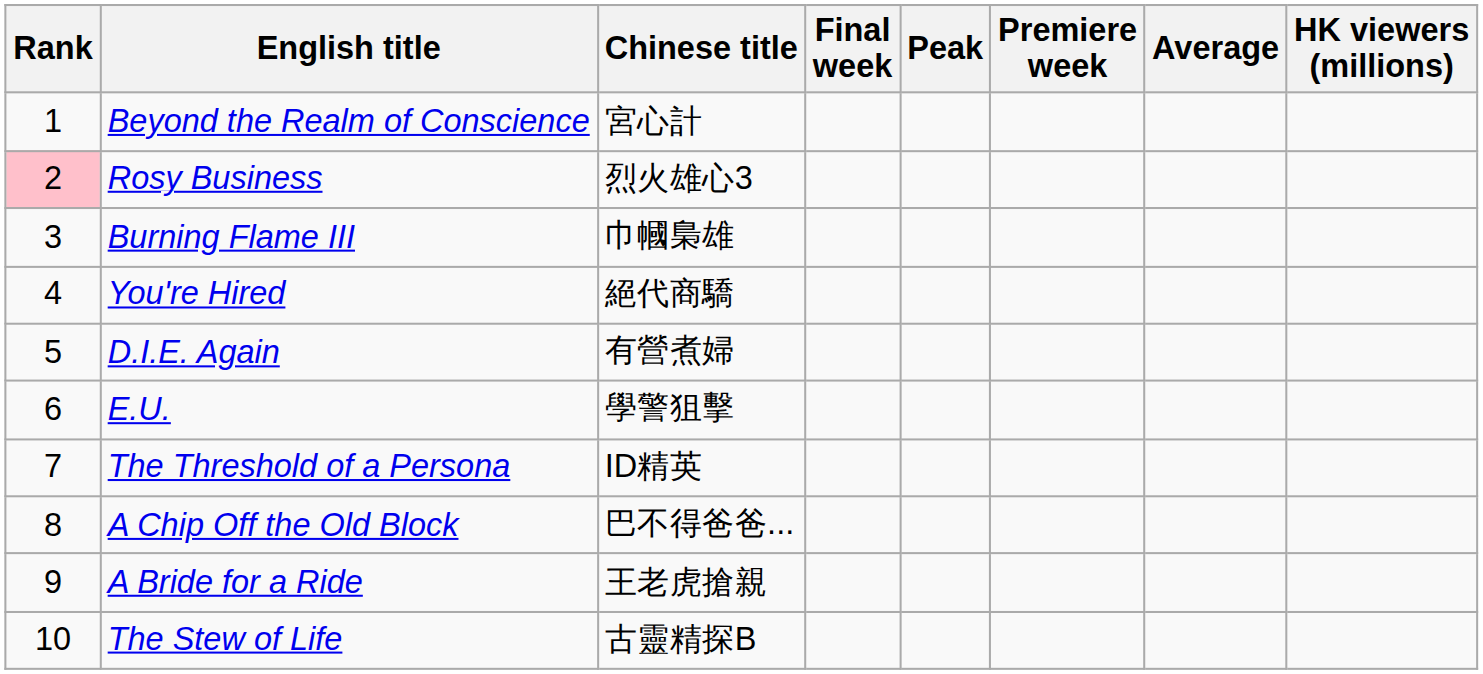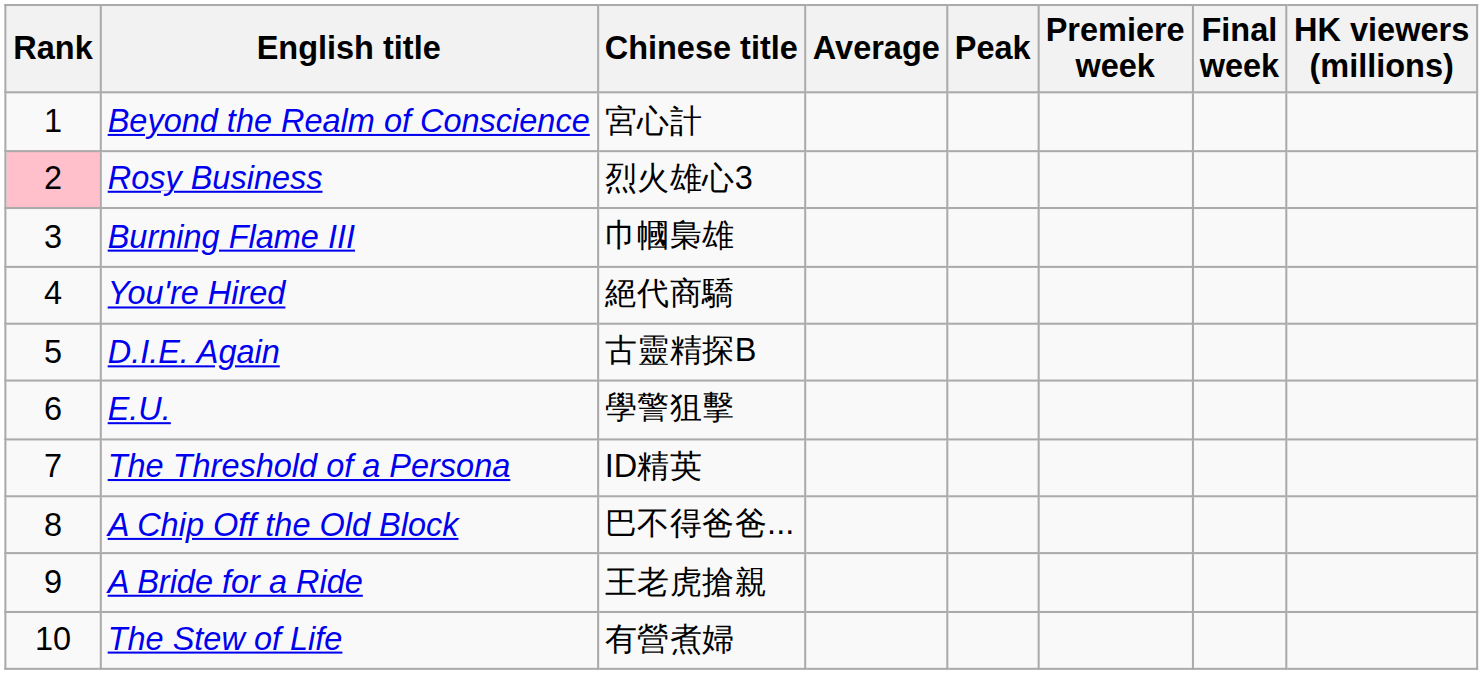columns swapped: (1216, 48) <-> (853, 48)
(670, 350) 有營煮婦 -> (681, 350) 古靈精探B
(681, 638) 古靈精探B -> (670, 638) 有營煮婦
